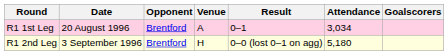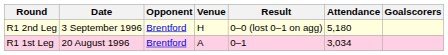rows swapped: (30, 27) <-> (32, 43)
